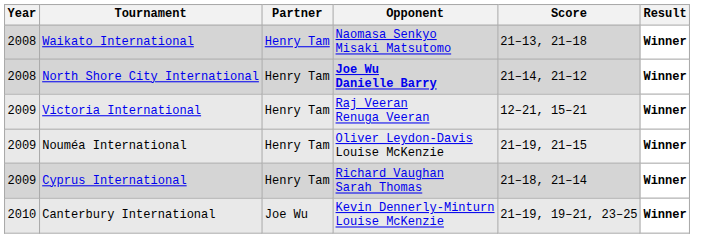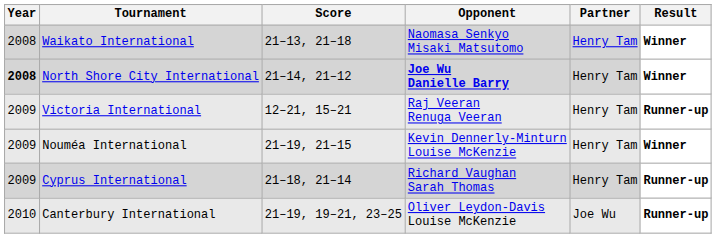columns swapped: (297, 14) <-> (569, 14)
(22, 76) normal -> (22, 76) bold
(665, 111) Winner -> (676, 111) Runner-up
(404, 146) Oliver Leydon-Davis Louise McKenzie -> (487, 146) Kevin Dennerly-Minturn Louise McKenzie
(665, 180) Winner -> (676, 180) Runner-up
(415, 215) Kevin Dennerly-Minturn Louise McKenzie -> (476, 215) Oliver Leydon-Davis Louise McKenzie
(665, 215) Winner -> (676, 215) Runner-up
